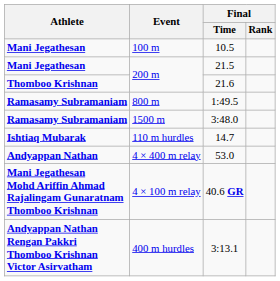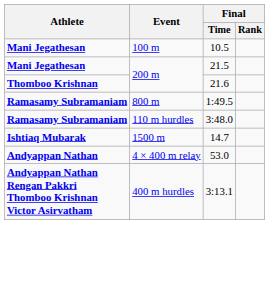(149, 119) 1500 m -> (163, 119) 110 m hurdles
(163, 137) 110 m hurdles -> (149, 137) 1500 m
- row: (225, 192)
